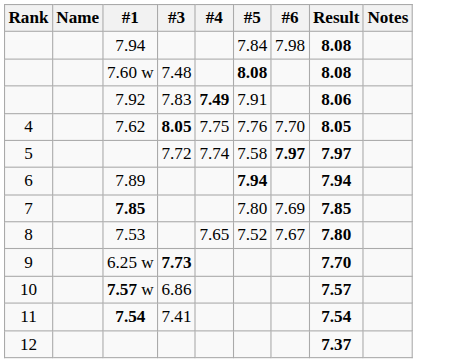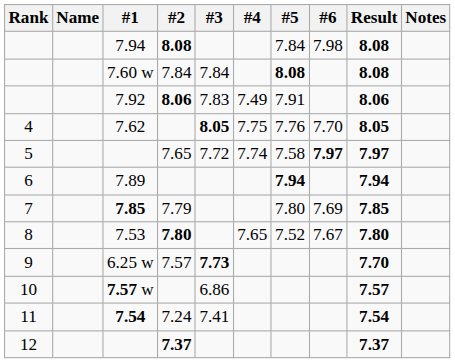+ column: (177, 18)
(177, 72) 7.48 -> (214, 72) 7.84
(214, 99) bold -> (252, 99) normal
